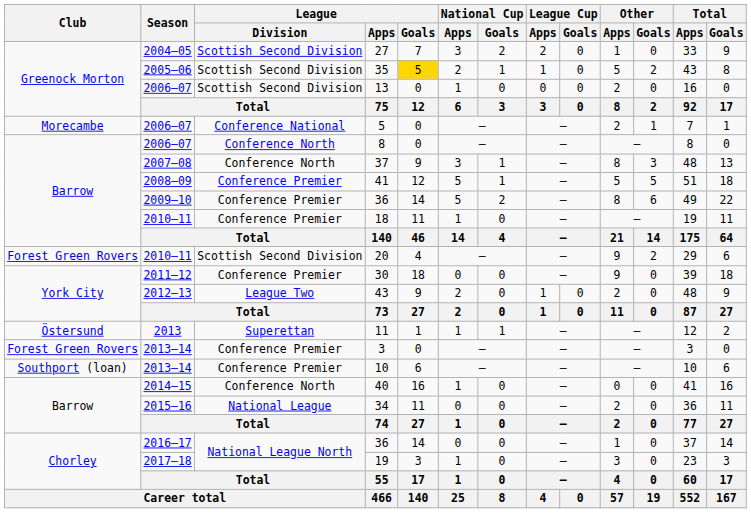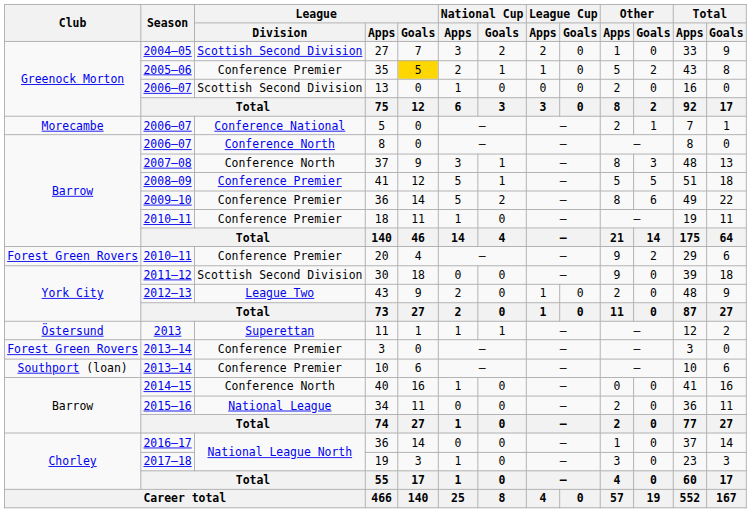(280, 70) Scottish Second Division -> (280, 70) Conference Premier
(280, 256) Scottish Second Division -> (280, 256) Conference Premier
(280, 275) Conference Premier -> (280, 275) Scottish Second Division
